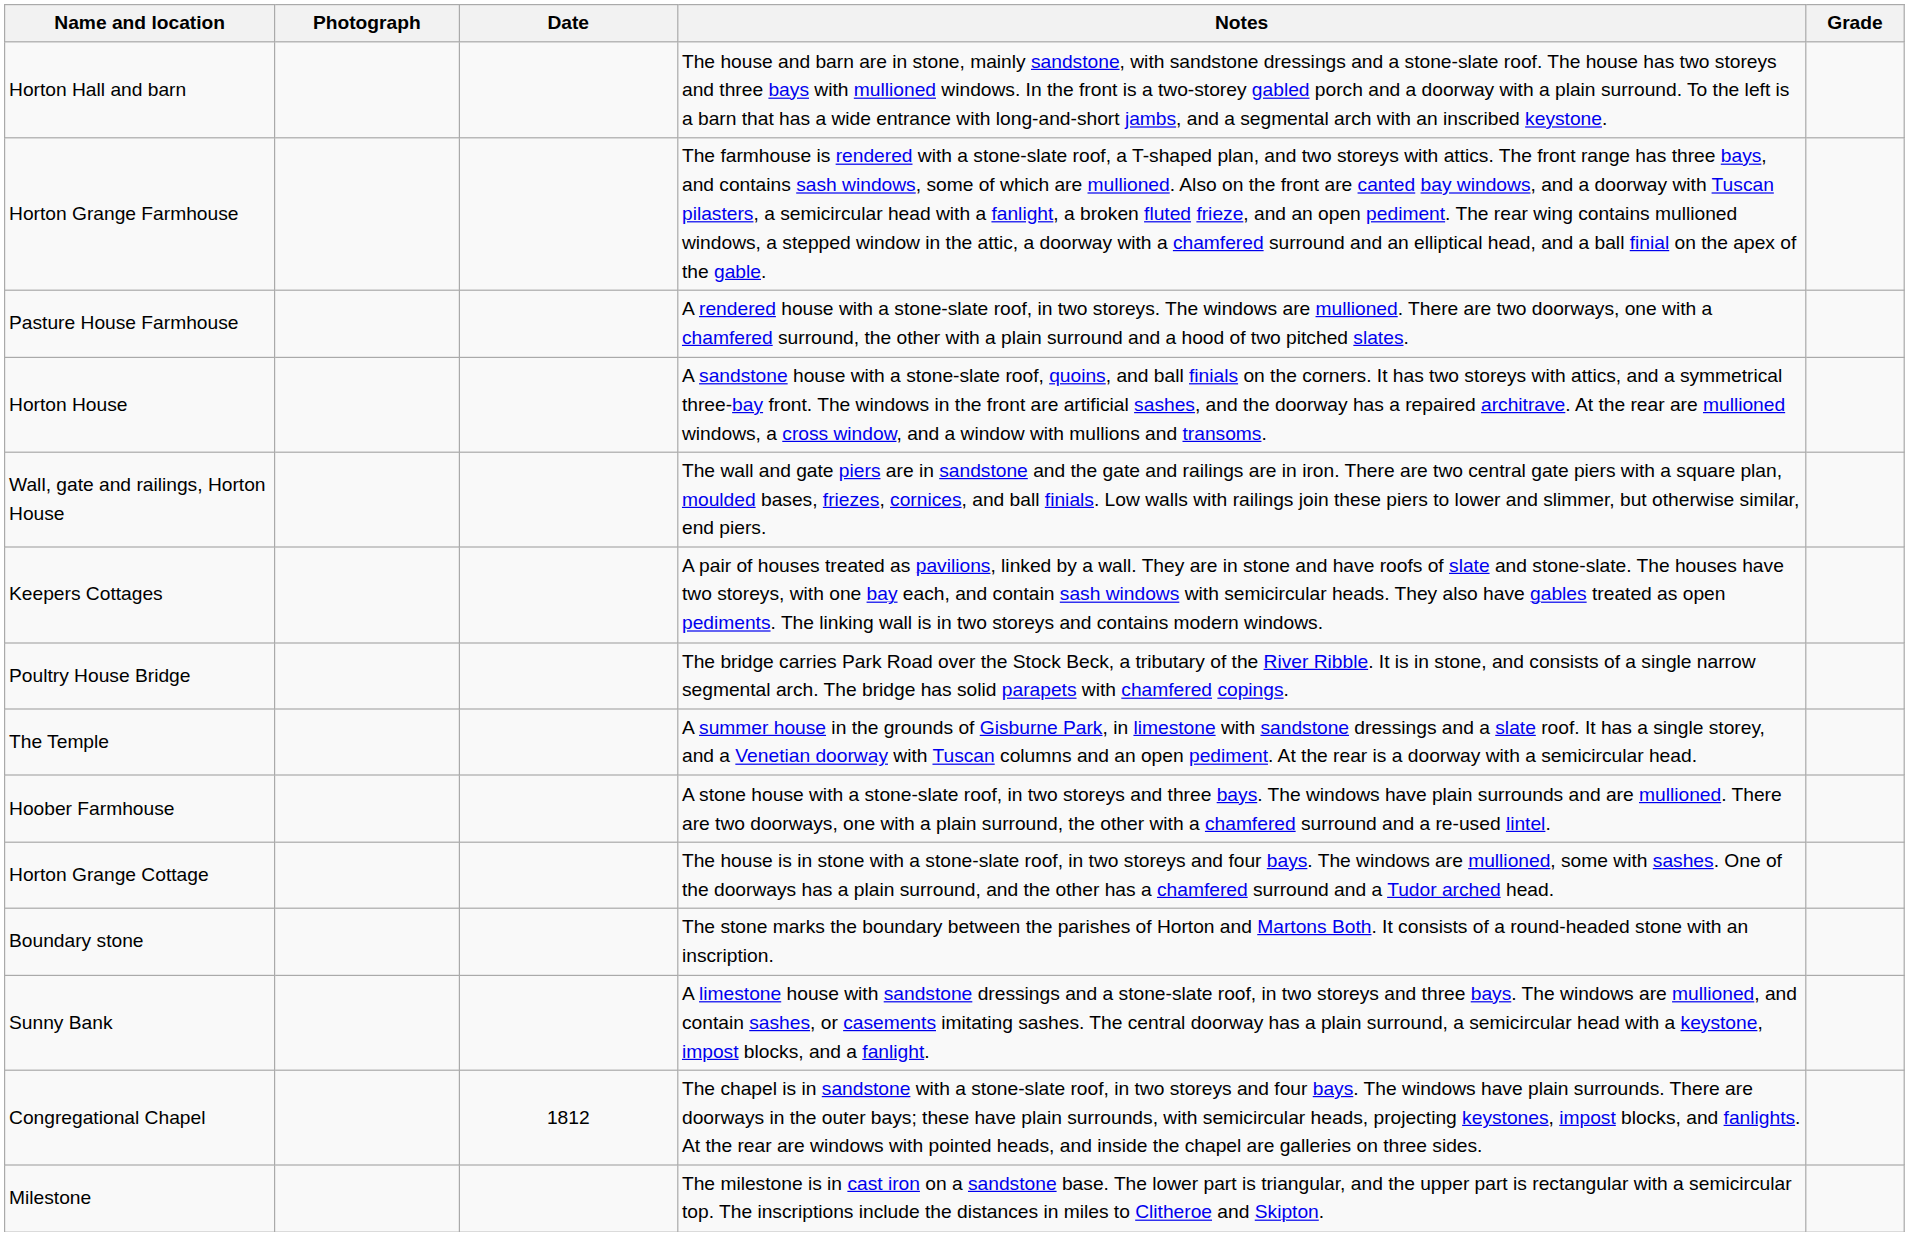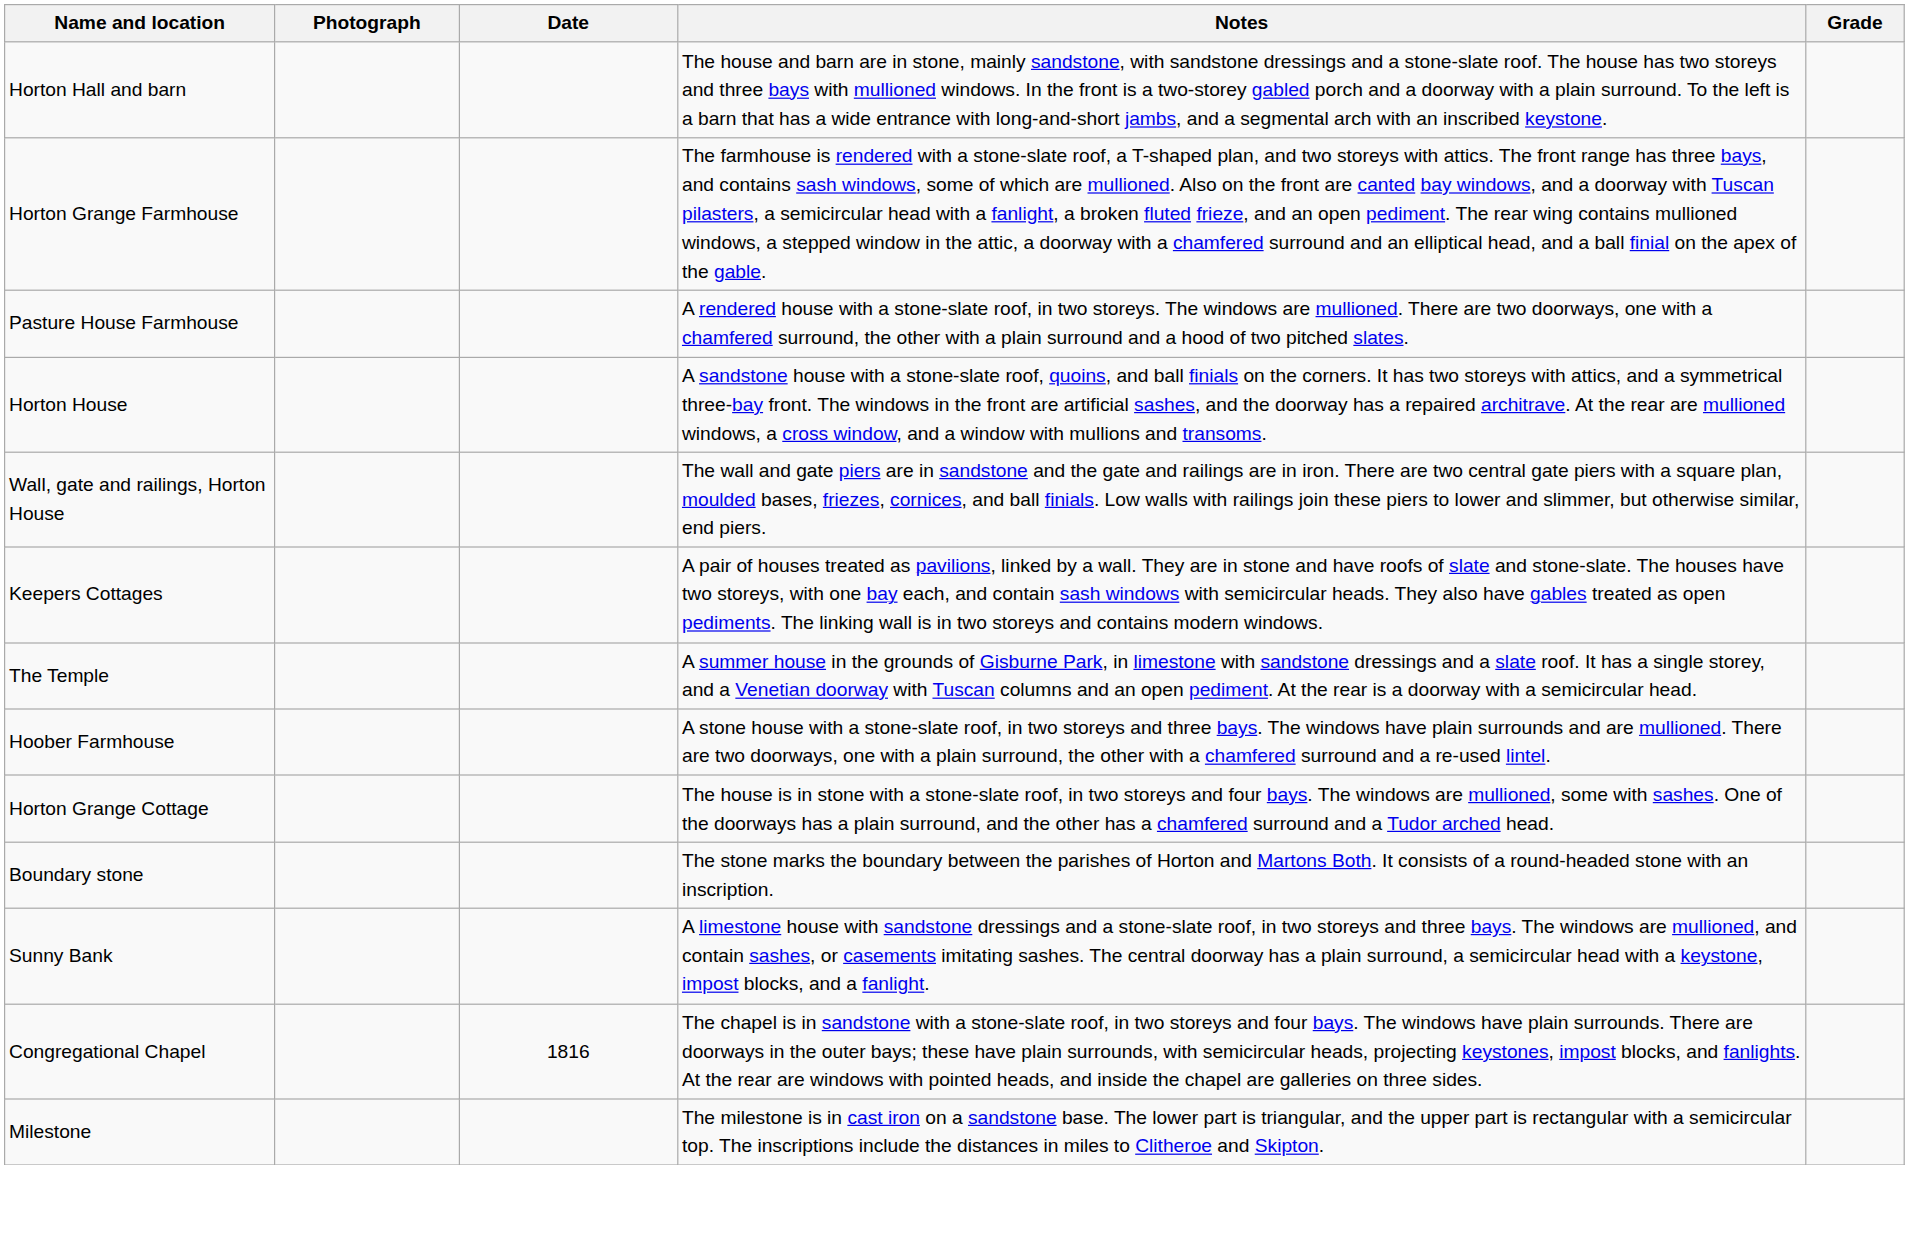- row: (100, 675)
(568, 1117) 1812 -> (568, 1051) 1816
